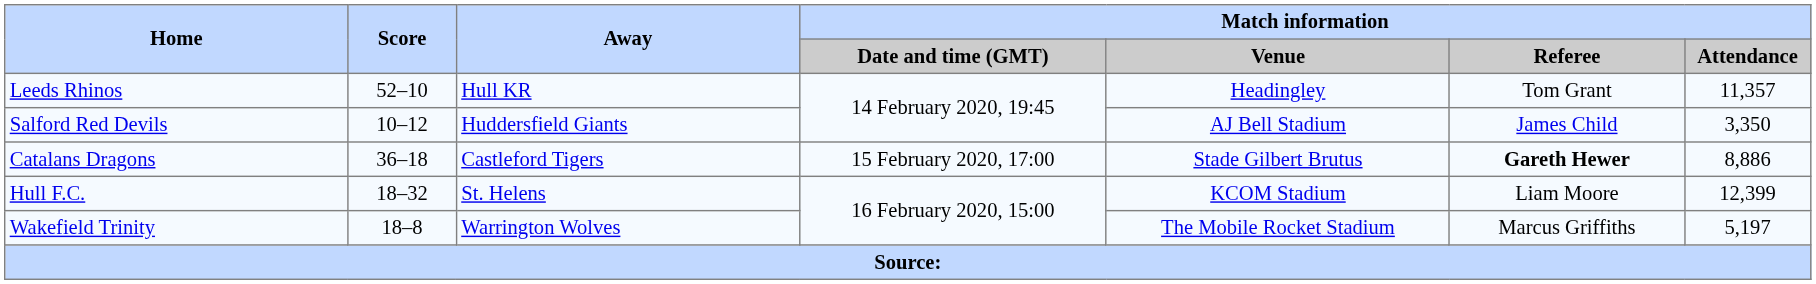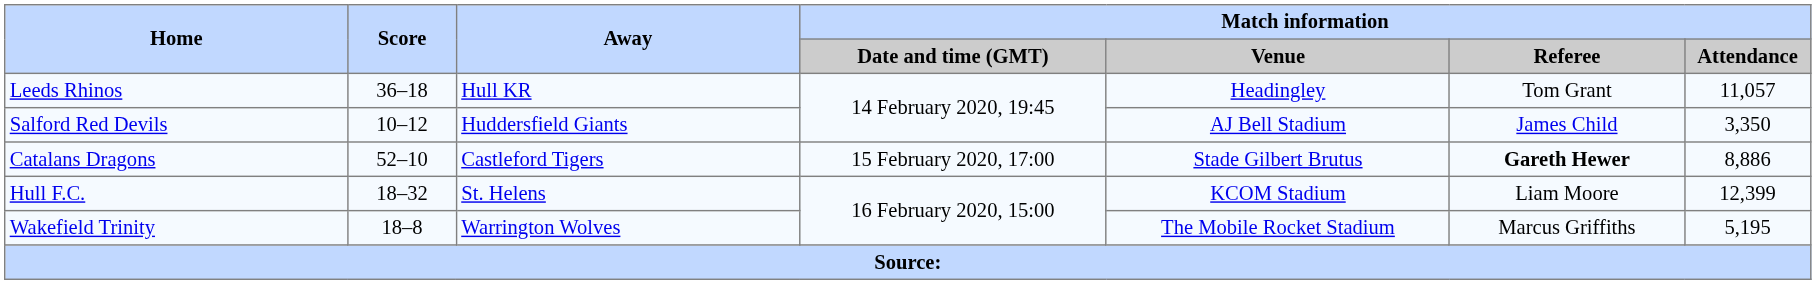(402, 90) 52–10 -> (402, 90) 36–18
(1748, 90) 11,357 -> (1748, 90) 11,057
(402, 158) 36–18 -> (402, 158) 52–10
(1748, 227) 5,197 -> (1748, 227) 5,195
